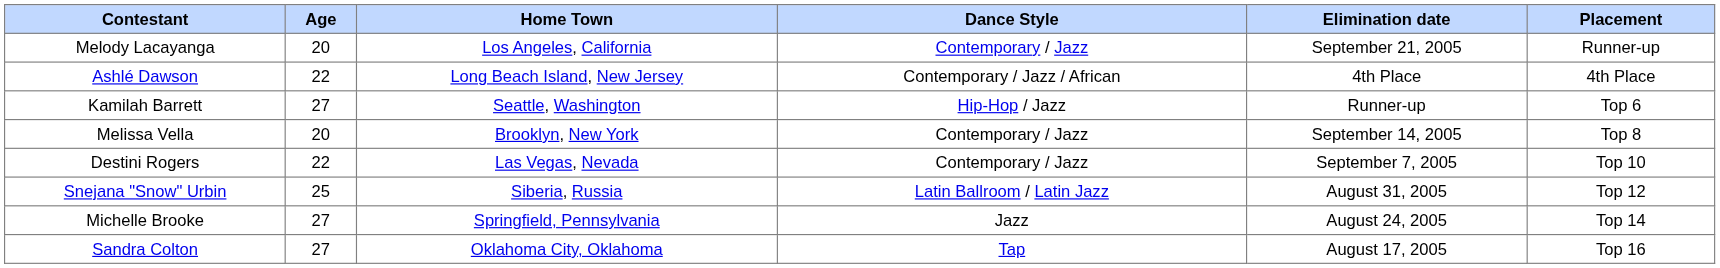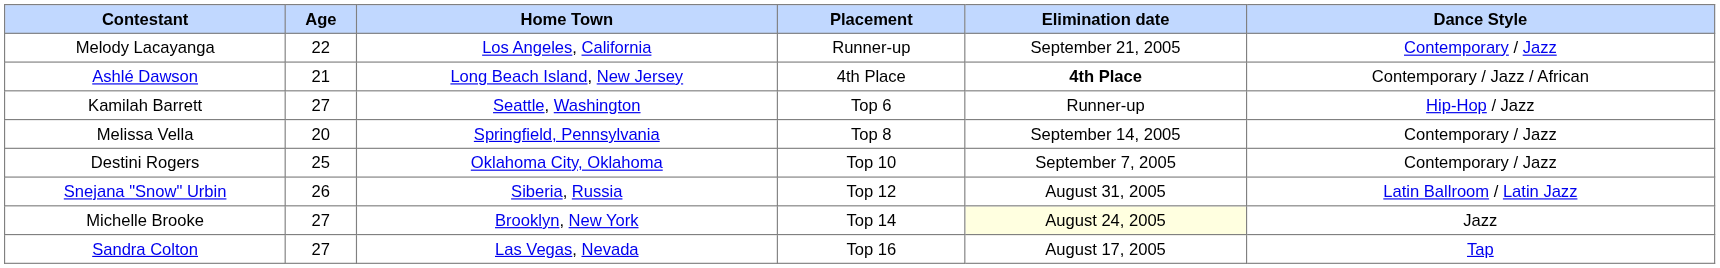columns swapped: (1012, 19) <-> (1621, 19)
(321, 48) 20 -> (321, 48) 22
(321, 76) 22 -> (321, 76) 21
(1387, 76) normal -> (1106, 76) bold
(567, 134) Brooklyn, New York -> (567, 134) Springfield, Pennsylvania
(321, 163) 22 -> (321, 163) 25
(567, 163) Las Vegas, Nevada -> (567, 163) Oklahoma City, Oklahoma
(321, 191) 25 -> (321, 191) 26
(567, 220) Springfield, Pennsylvania -> (567, 220) Brooklyn, New York
(1387, 220) no background -> (1106, 220) lightyellow background
(567, 249) Oklahoma City, Oklahoma -> (567, 249) Las Vegas, Nevada
